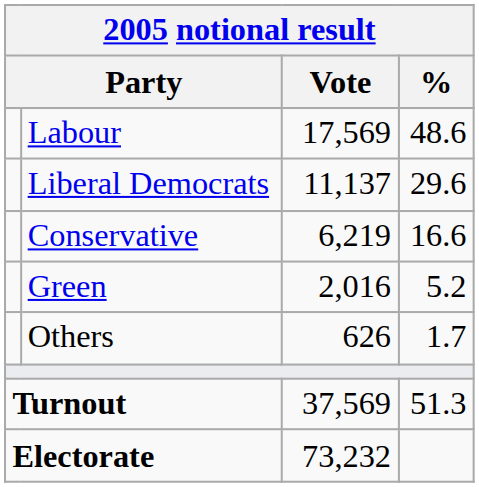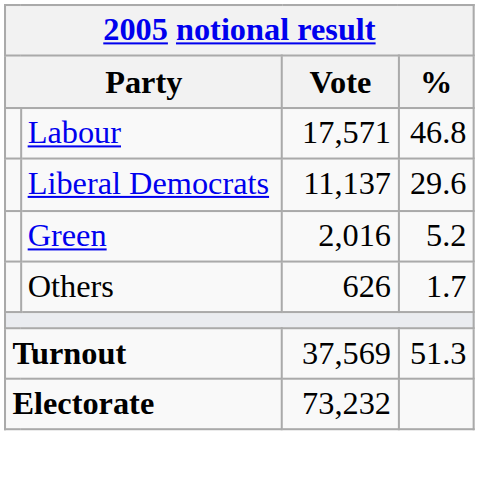(347, 132) 17,569 -> (347, 132) 17,571
(438, 132) 48.6 -> (438, 132) 46.8
- row: (113, 235)
